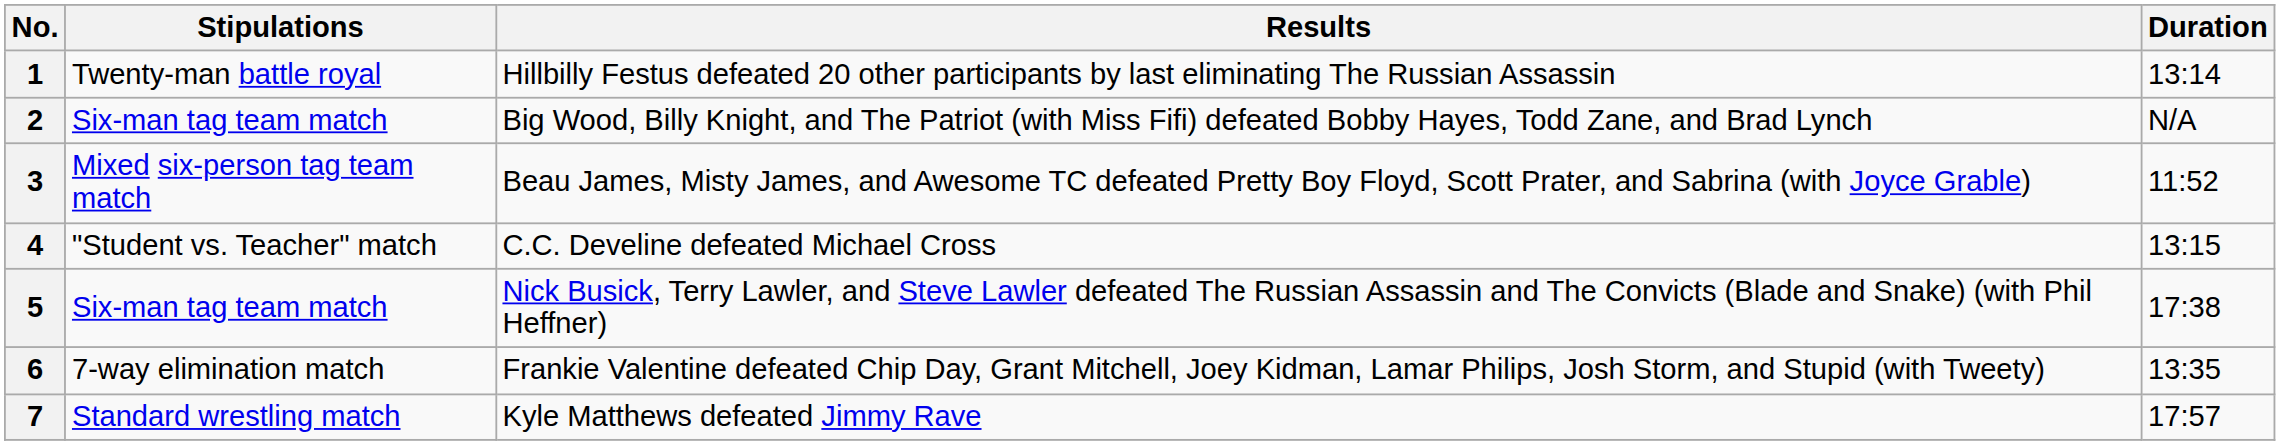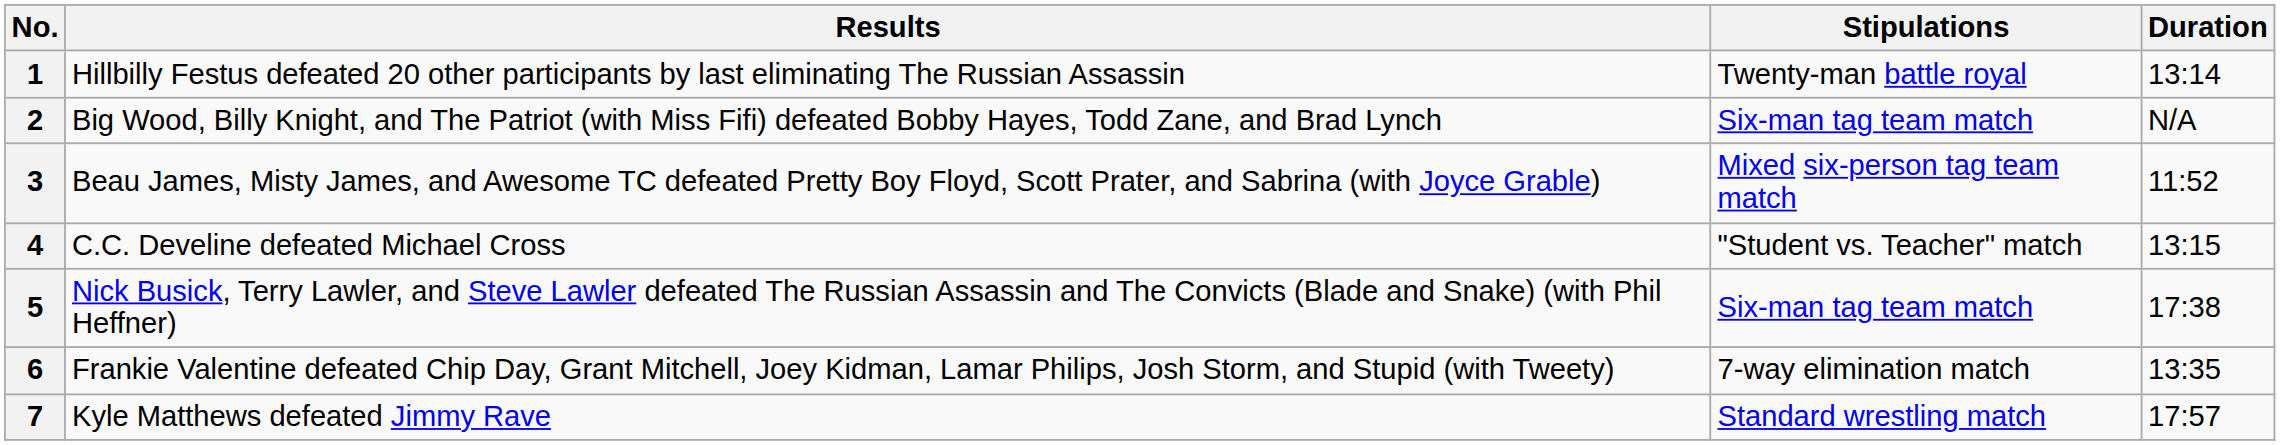columns swapped: (1319, 27) <-> (280, 27)
